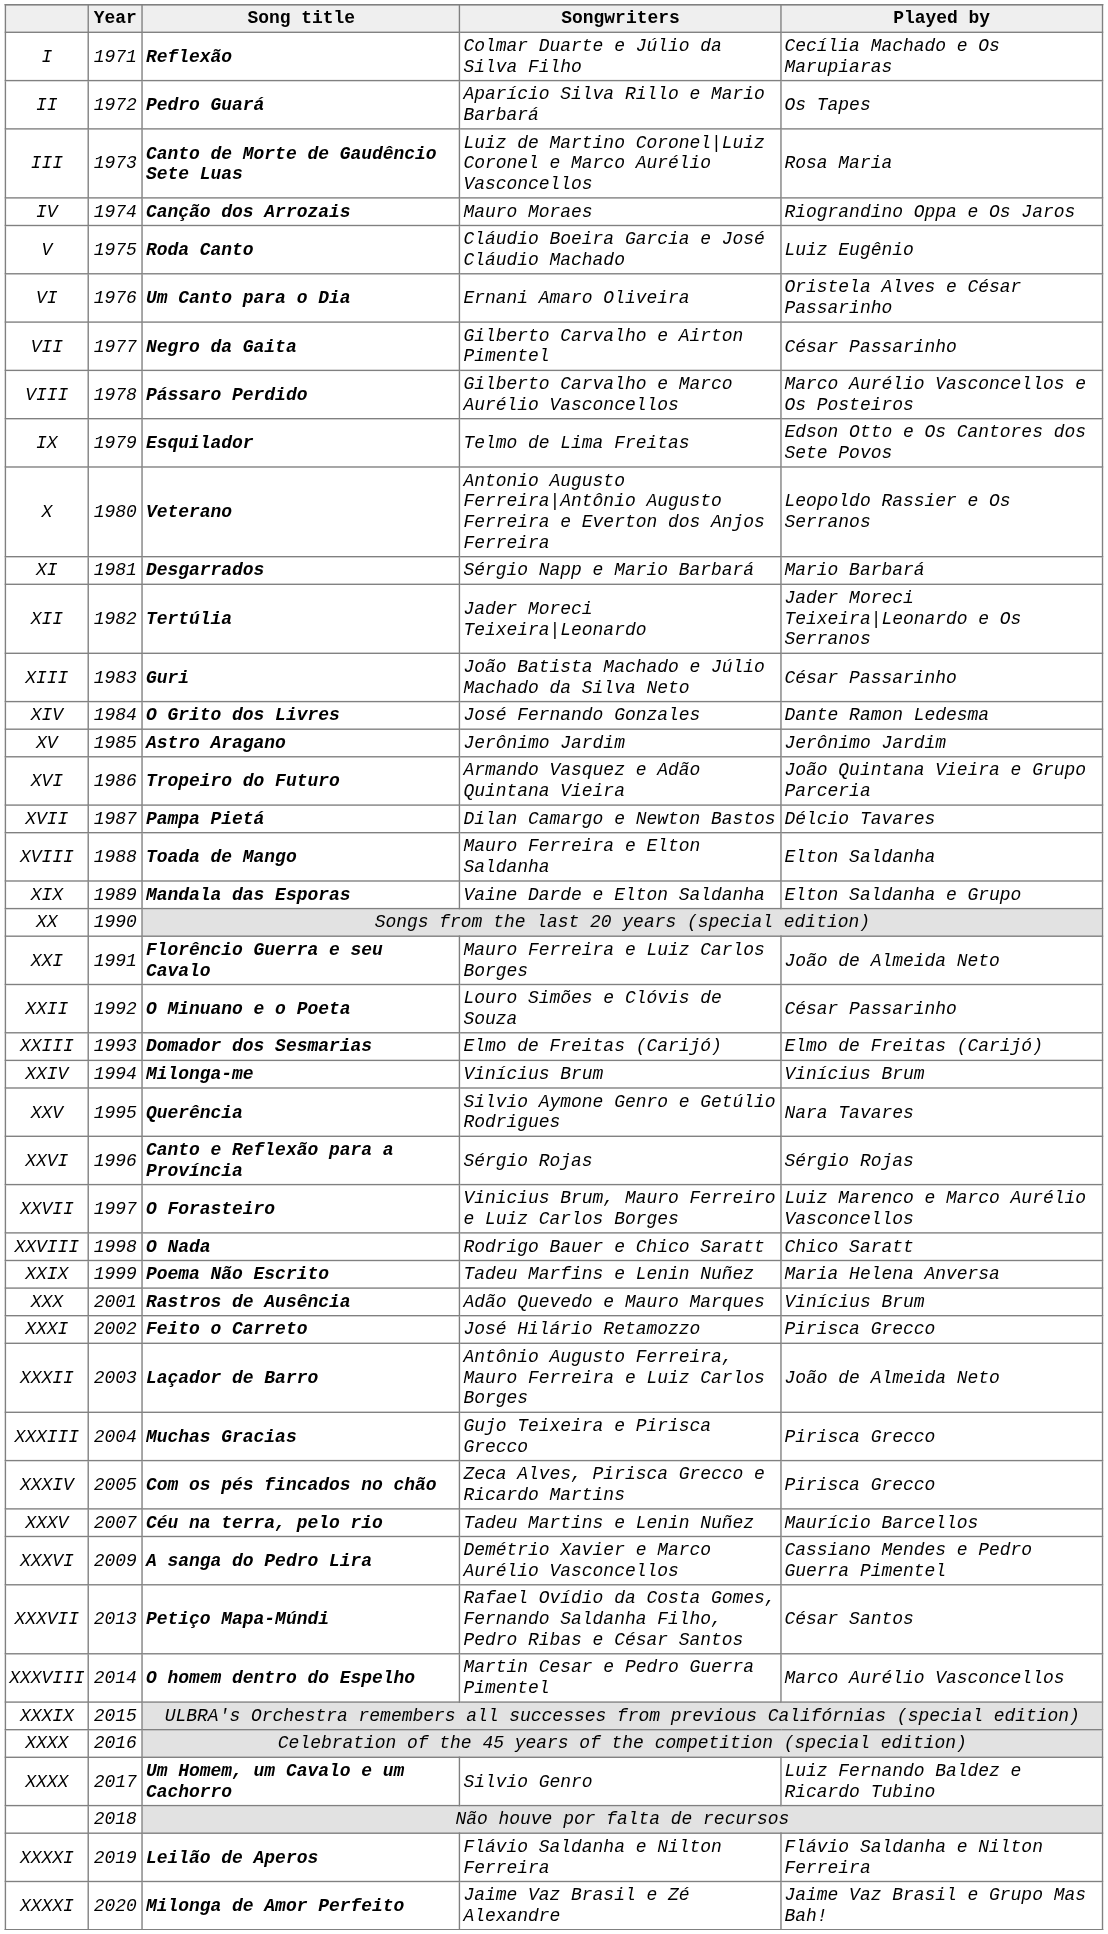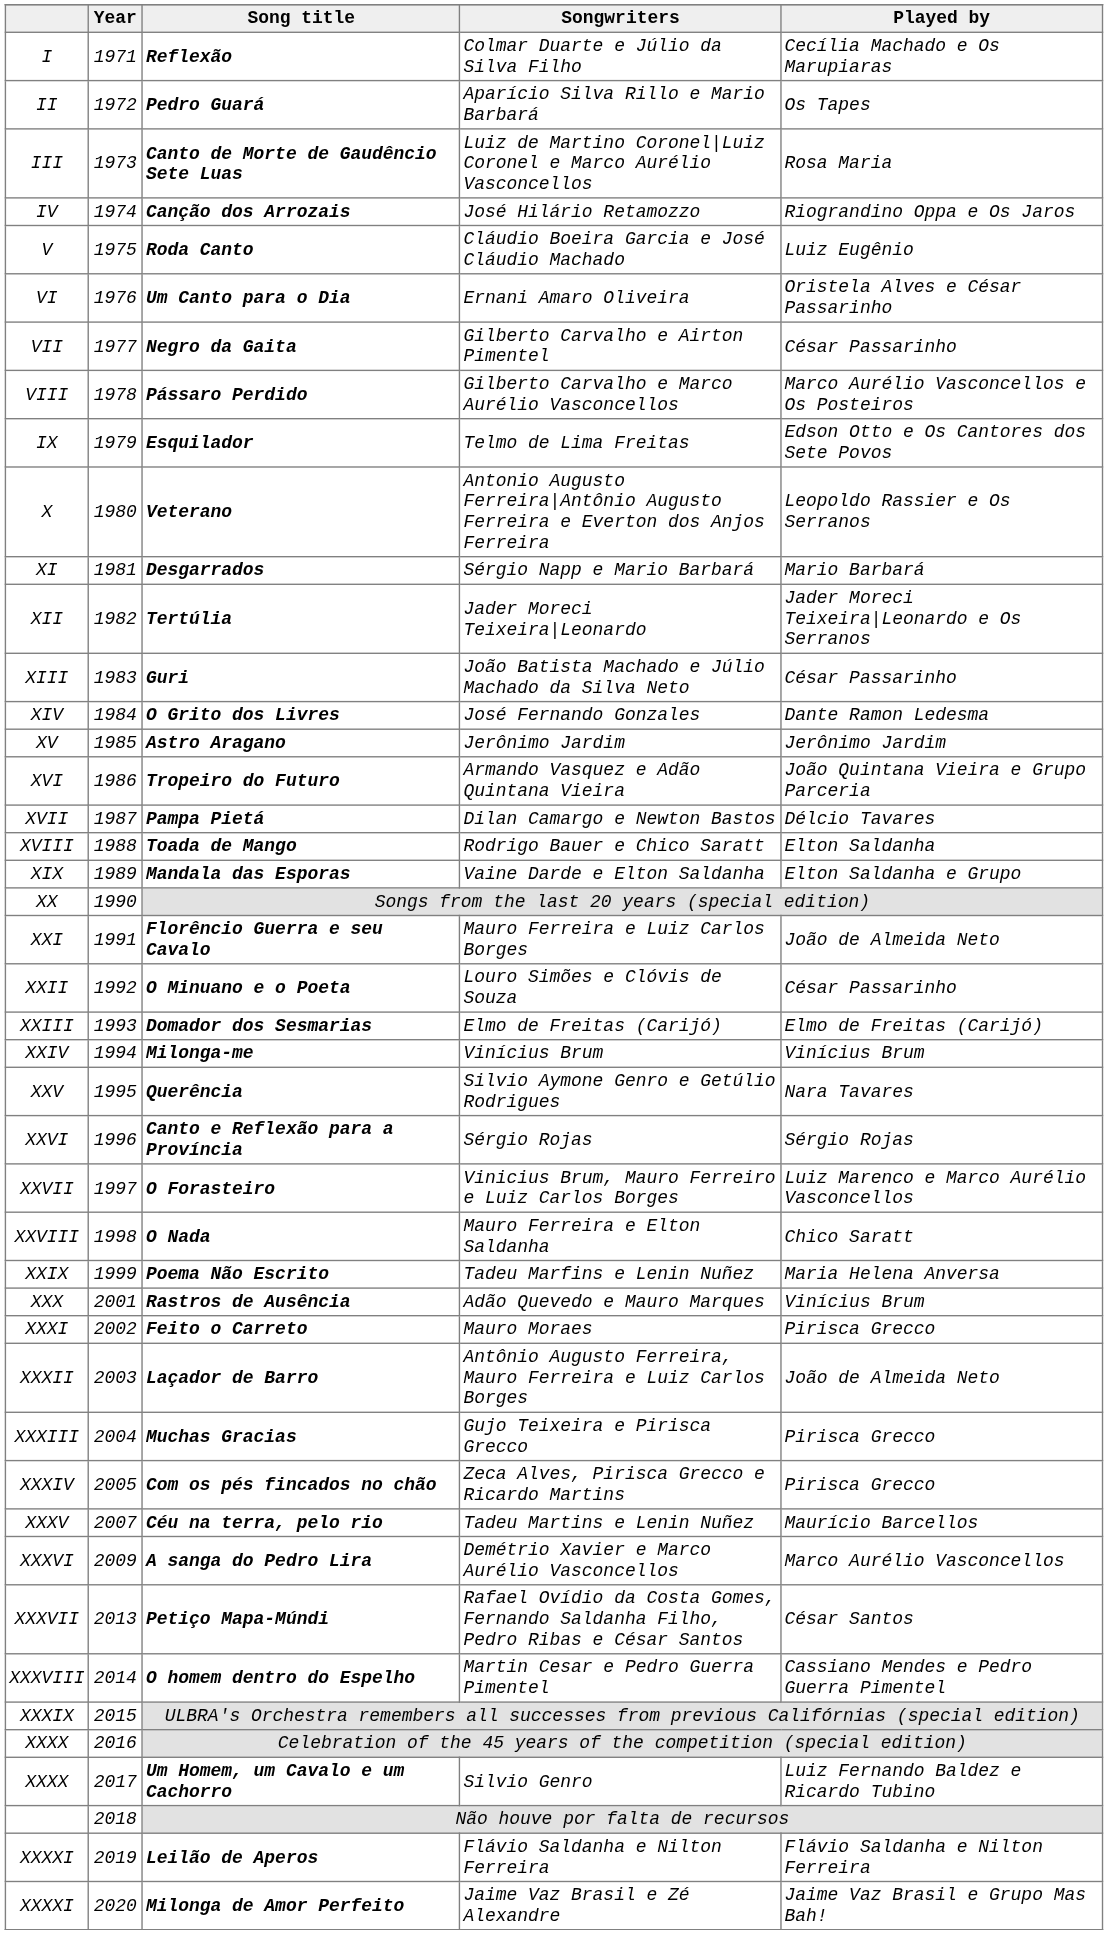(528, 212) Mauro Moraes -> (582, 212) José Hilário Retamozzo
(582, 857) Mauro Ferreira e Elton Saldanha -> (614, 846) Rodrigo Bauer e Chico Saratt
(614, 1247) Rodrigo Bauer e Chico Saratt -> (582, 1236) Mauro Ferreira e Elton Saldanha
(582, 1329) José Hilário Retamozzo -> (528, 1329) Mauro Moraes
(908, 1561) Cassiano Mendes e Pedro Guerra Pimentel -> (924, 1561) Marco Aurélio Vasconcellos
(924, 1678) Marco Aurélio Vasconcellos -> (908, 1678) Cassiano Mendes e Pedro Guerra Pimentel
